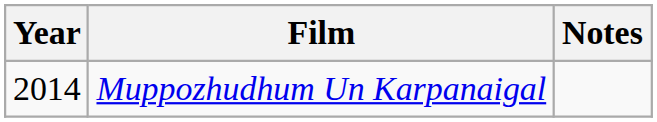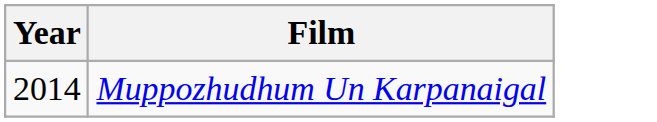- column: (602, 32)
